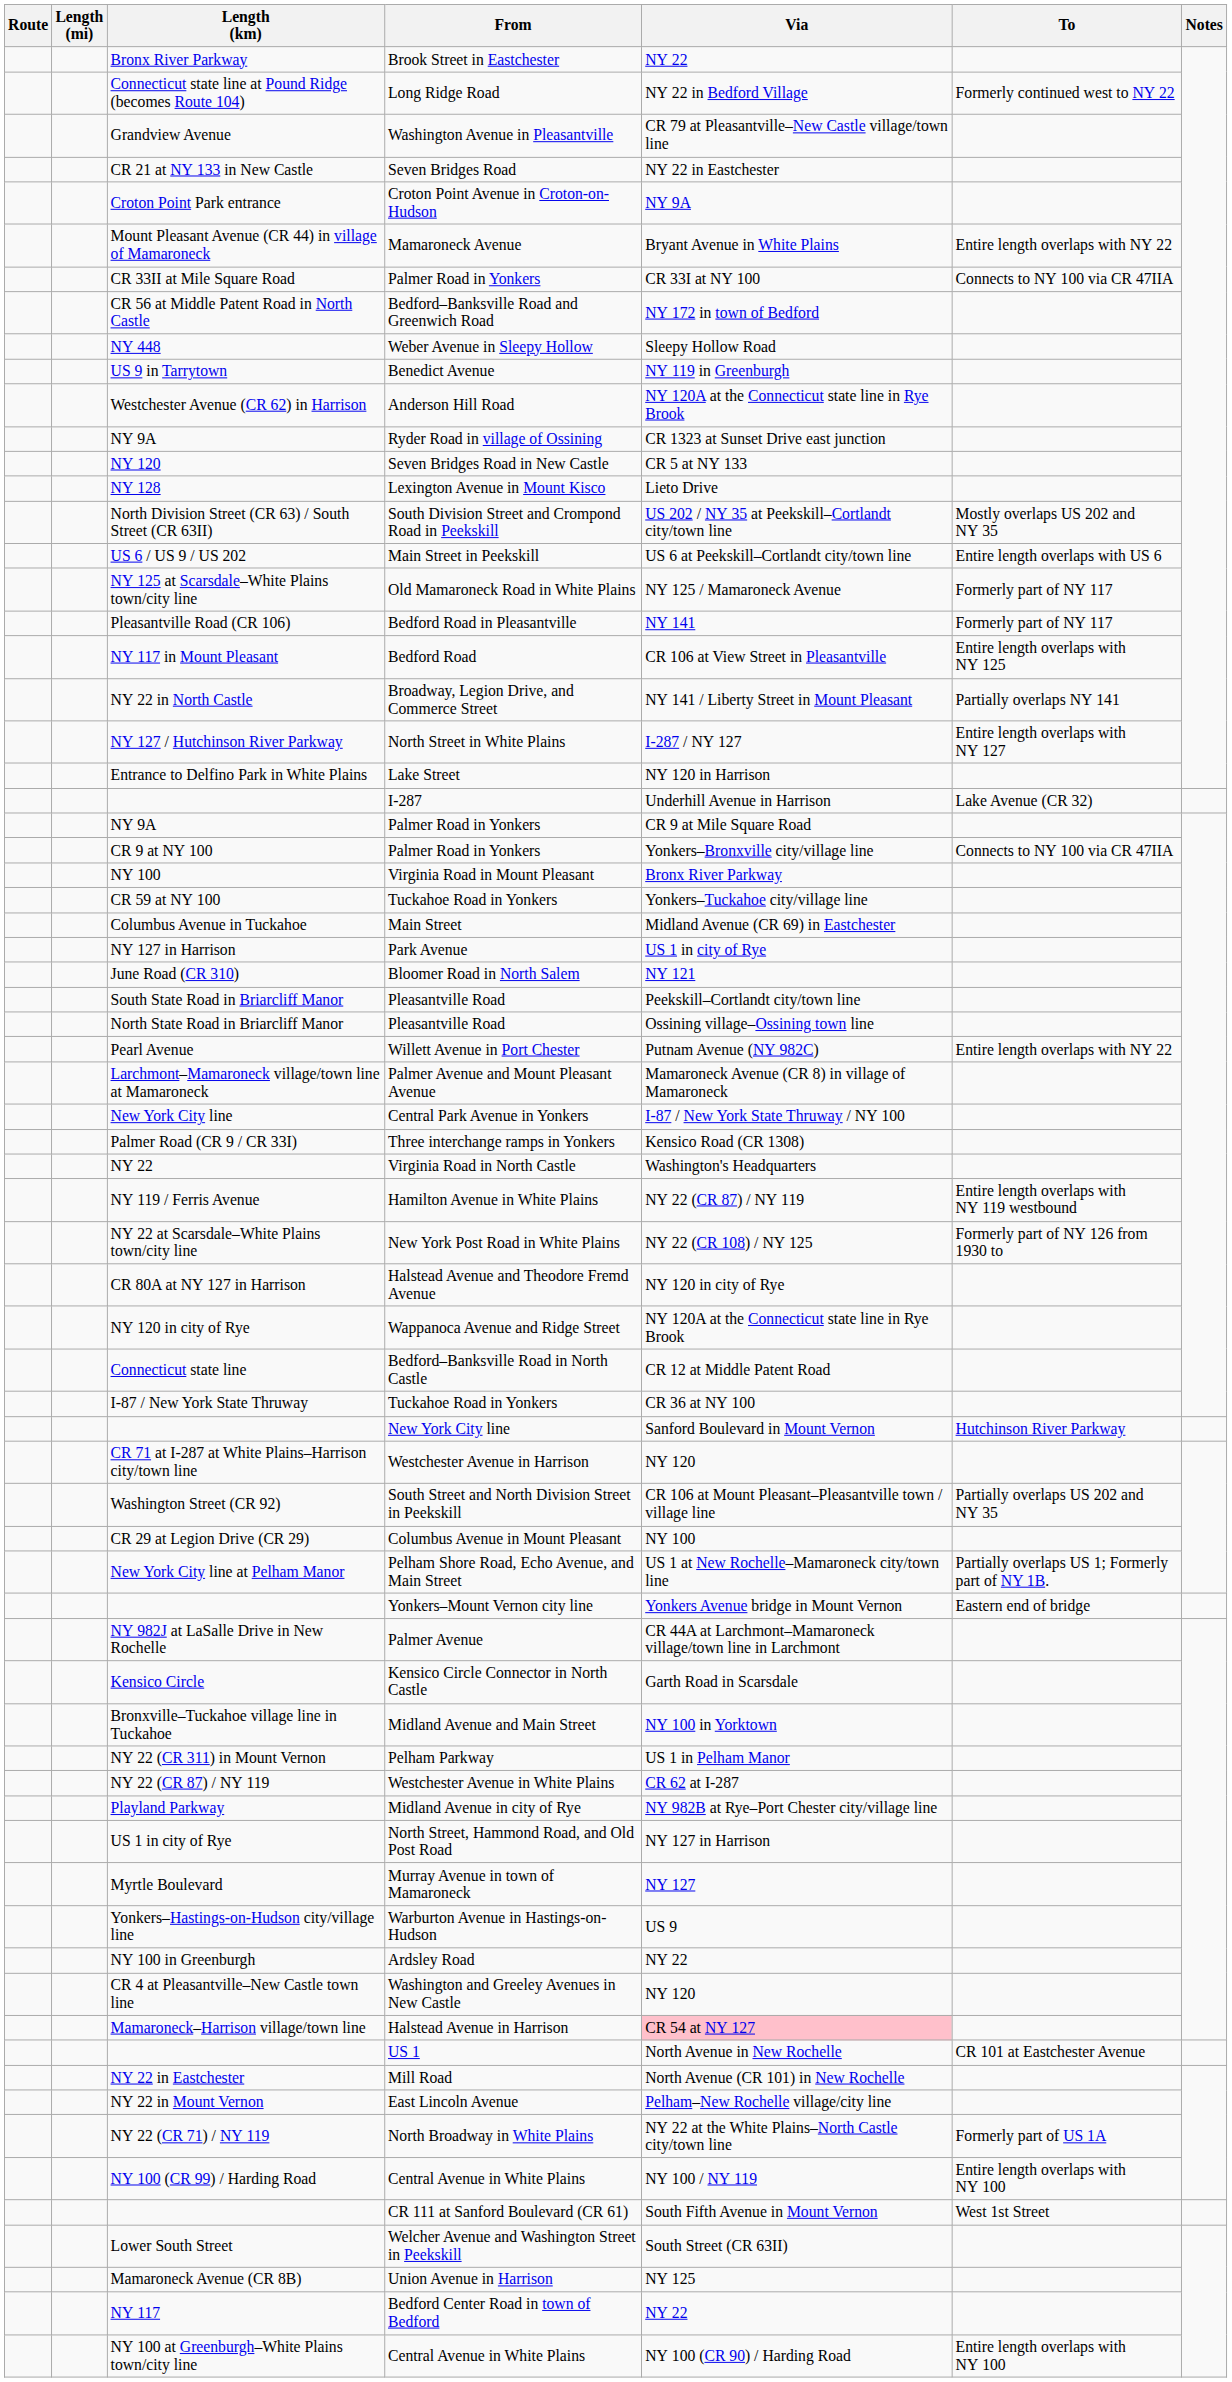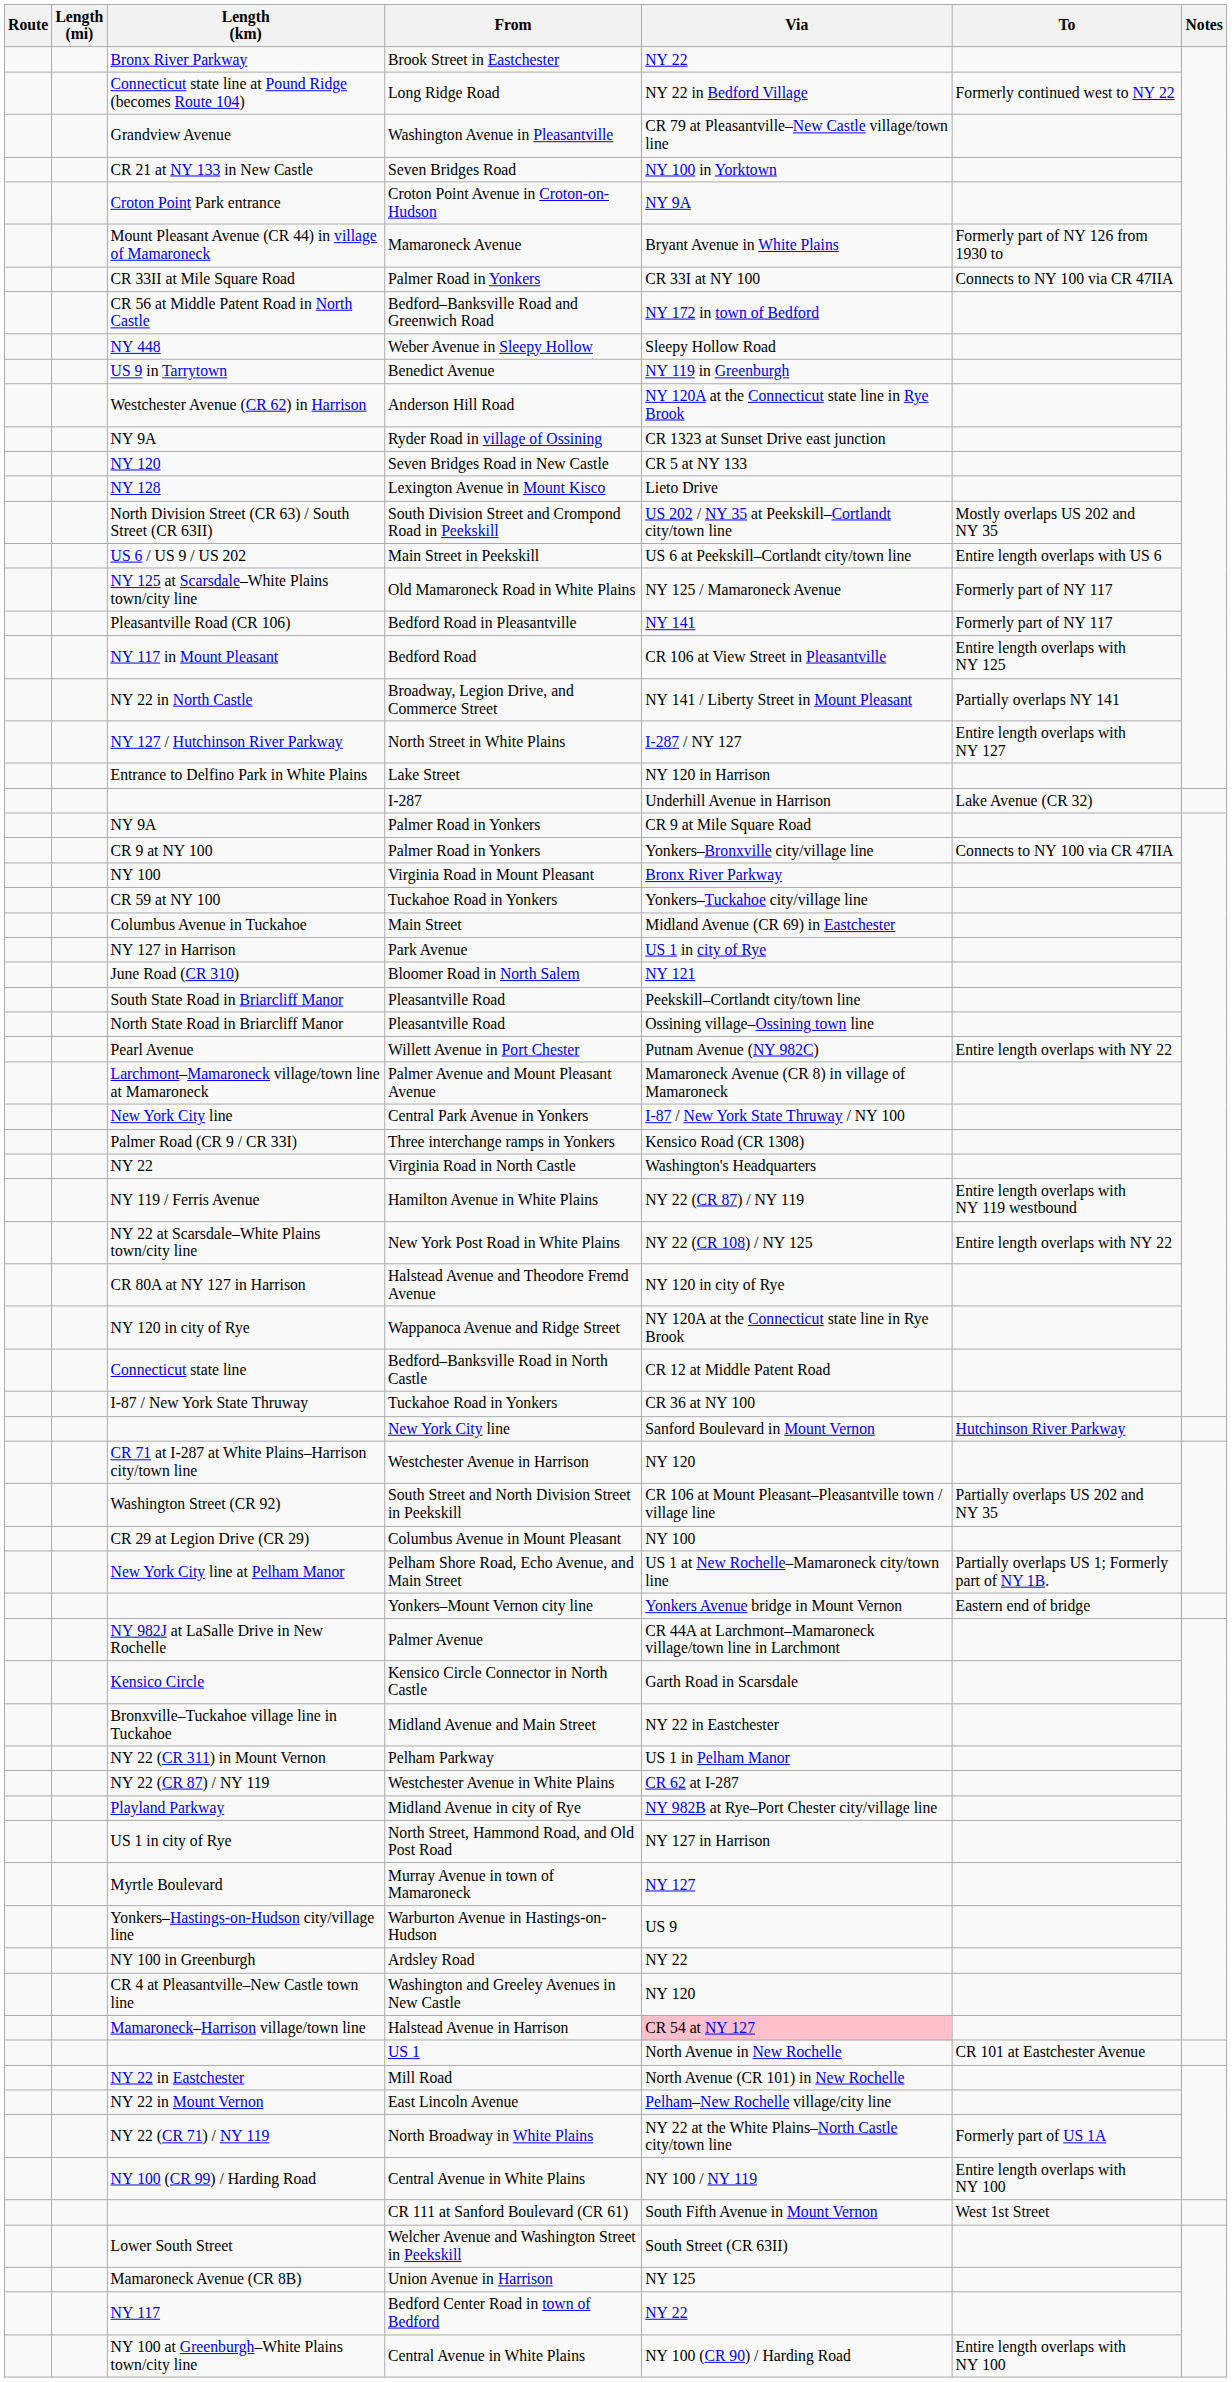(712, 169) NY 22 in Eastchester -> (711, 169) NY 100 in Yorktown
(1064, 245) Entire length overlaps with NY 22 -> (1052, 245) Formerly part of NY 126 from 1930 to
(1052, 1242) Formerly part of NY 126 from 1930 to -> (1064, 1242) Entire length overlaps with NY 22
(711, 1724) NY 100 in Yorktown -> (712, 1724) NY 22 in Eastchester
